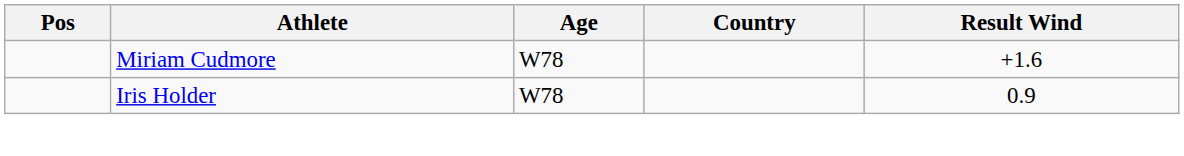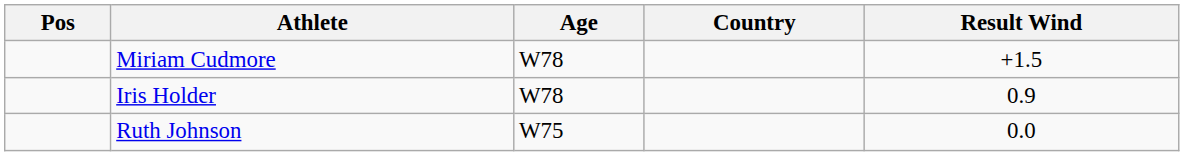(1021, 58) +1.6 -> (1021, 58) +1.5
+ row: (179, 131)
